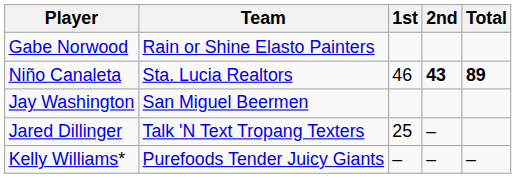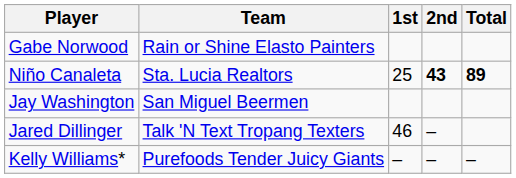(402, 74) 46 -> (402, 74) 25
(402, 131) 25 -> (402, 131) 46
